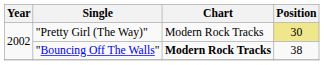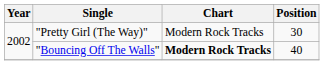(296, 32) khaki background -> (296, 32) no background
(296, 50) 38 -> (296, 50) 40
